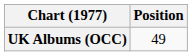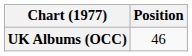(159, 39) 49 -> (159, 39) 46
